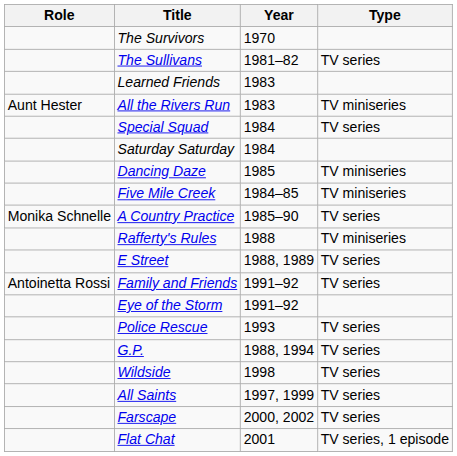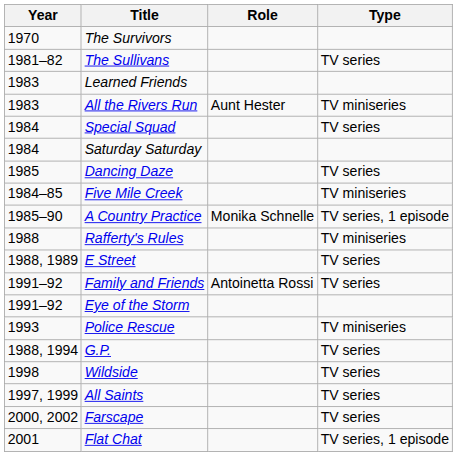columns swapped: (279, 15) <-> (59, 15)
(363, 171) TV miniseries -> (350, 171) TV series
(350, 216) TV series -> (385, 216) TV series, 1 episode
(350, 328) TV series -> (363, 328) TV miniseries
